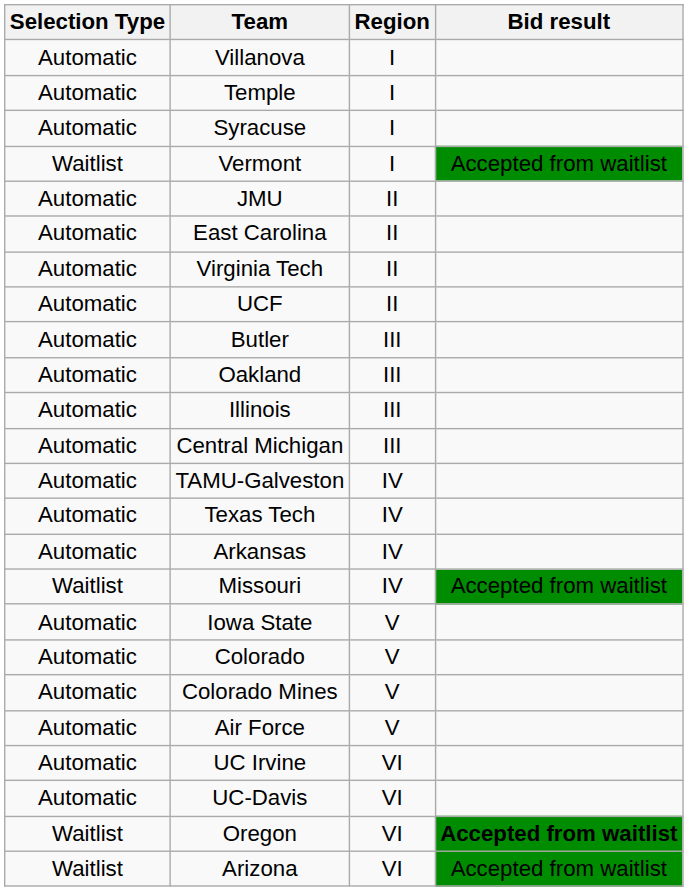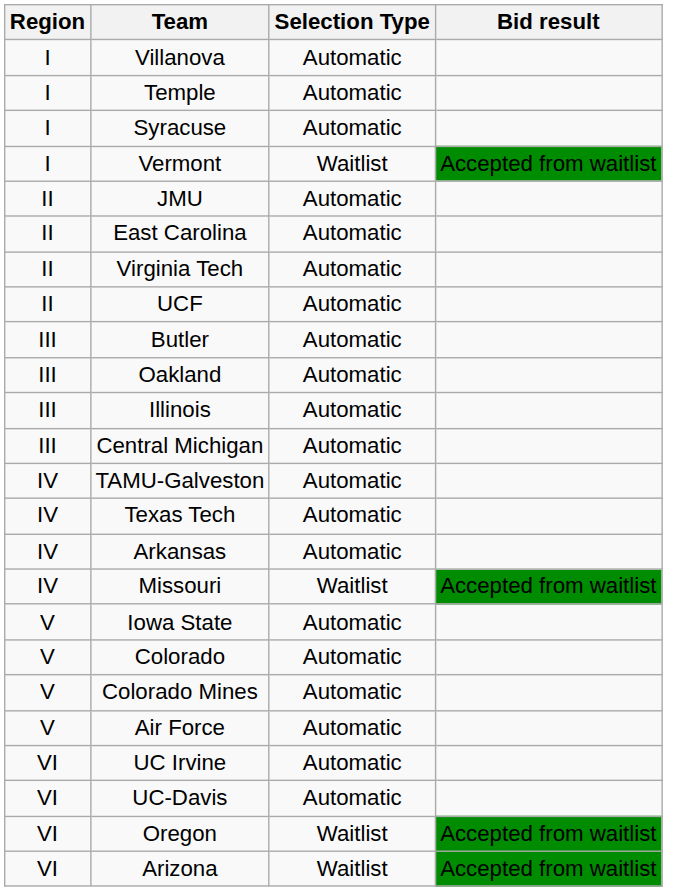columns swapped: (392, 22) <-> (87, 22)
(559, 833) bold -> (548, 833) normal
